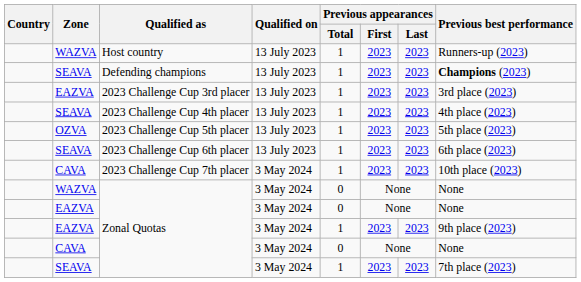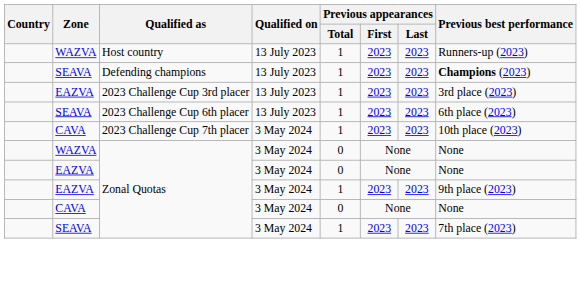- row: (73, 112)
- row: (71, 131)
